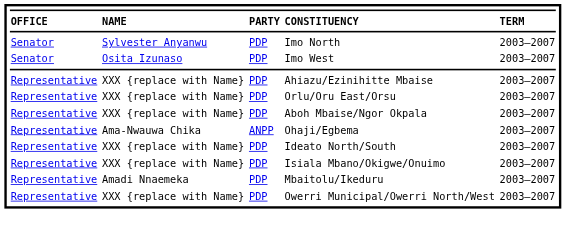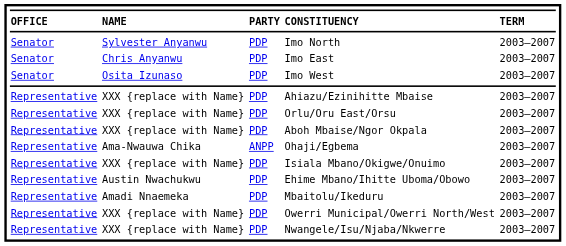+ row: (142, 59)
- row: (173, 147)
+ row: (151, 180)
+ row: (173, 230)
